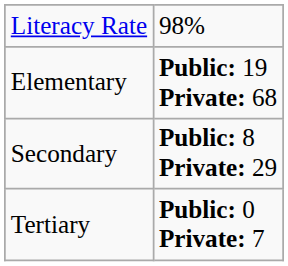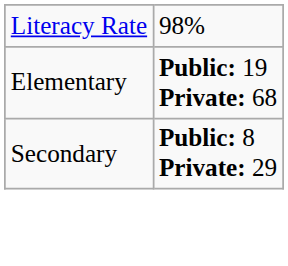- row: (50, 224)
